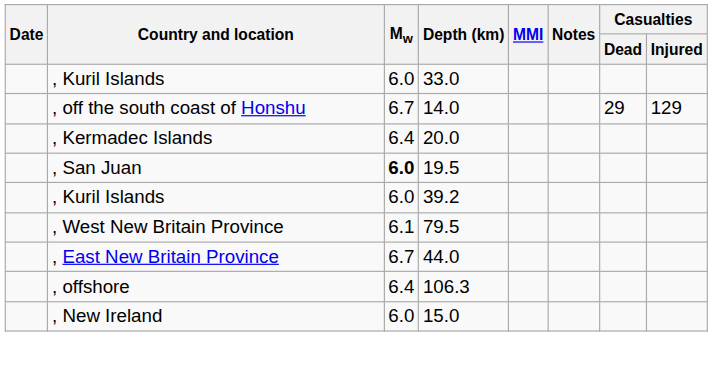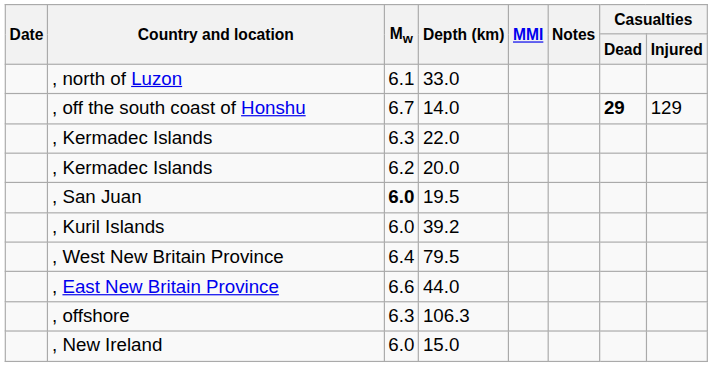+ row: (117, 78)
- row: (108, 78)
(614, 108) normal -> (614, 108) bold
+ row: (132, 138)
(401, 138) 6.4 -> (401, 167) 6.2
(401, 227) 6.1 -> (401, 256) 6.4
(401, 256) 6.7 -> (401, 286) 6.6
(401, 286) 6.4 -> (401, 316) 6.3
